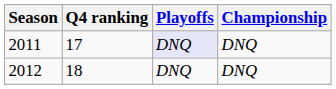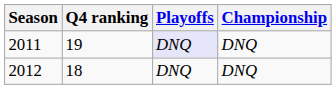(74, 44) 17 -> (74, 44) 19
